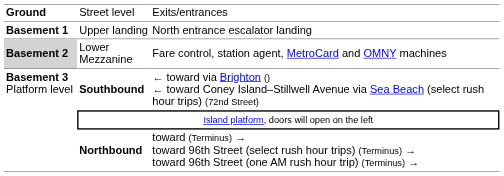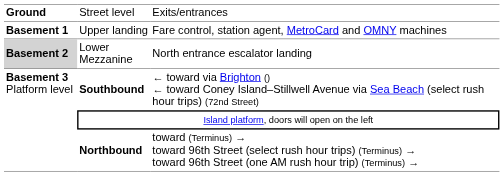(232, 30) North entrance escalator landing -> (300, 30) Fare control, station agent, MetroCard and OMNY machines
(300, 53) Fare control, station agent, MetroCard and OMNY machines -> (232, 53) North entrance escalator landing
